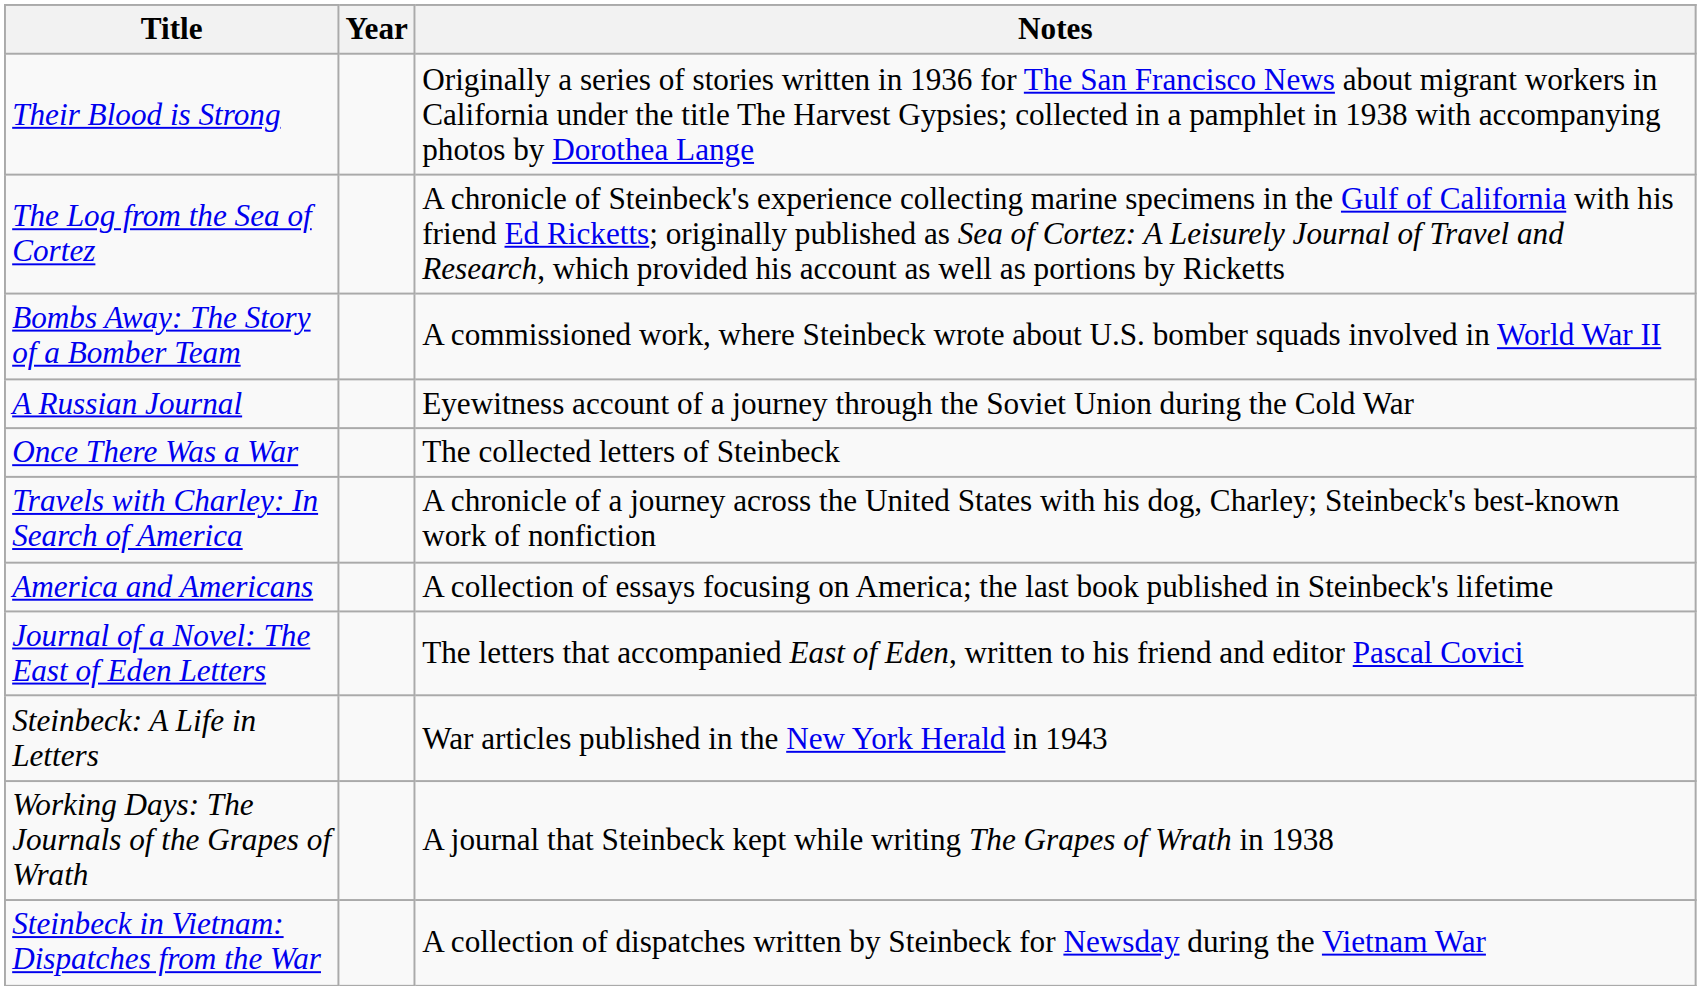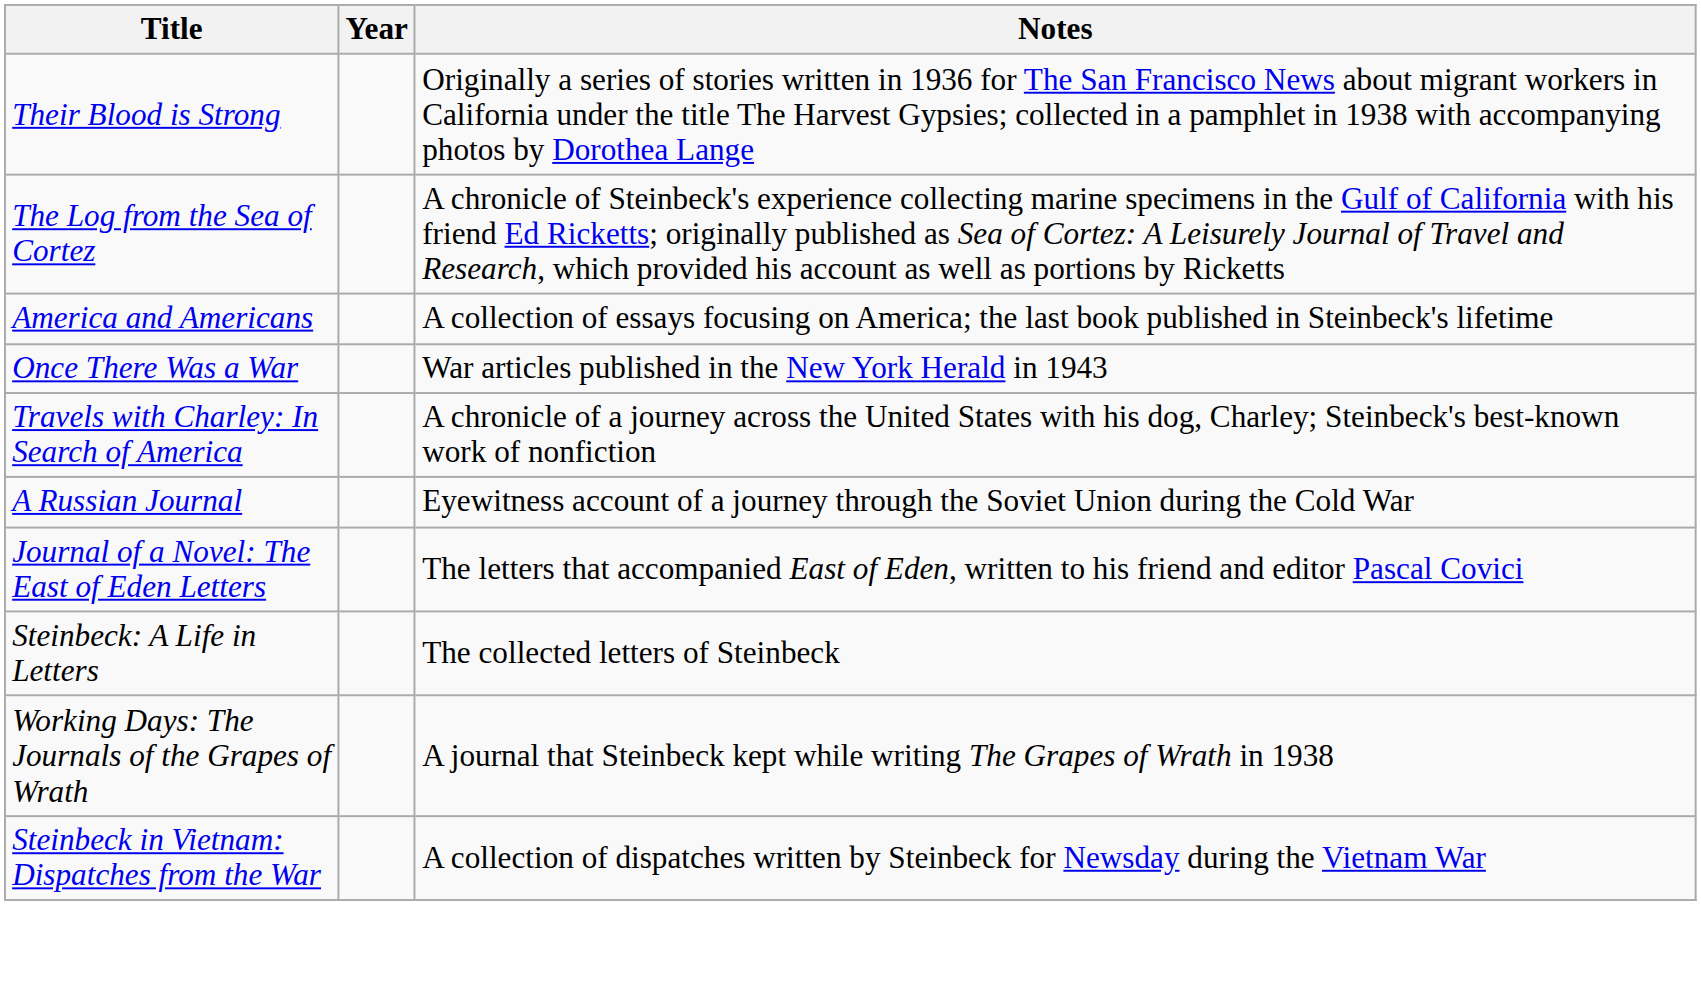- row: (161, 335)
rows swapped: (127, 402) <-> (163, 586)
(631, 452) The collected letters of Steinbeck -> (765, 367) War articles published in the New York Herald in 1943
(765, 737) War articles published in the New York Herald in 1943 -> (631, 653) The collected letters of Steinbeck
